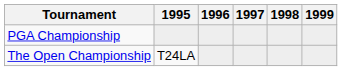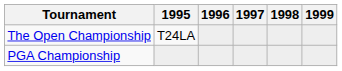rows swapped: (79, 56) <-> (64, 35)
